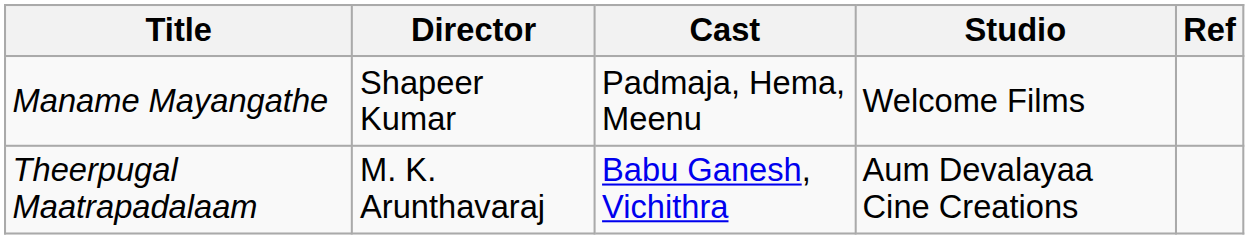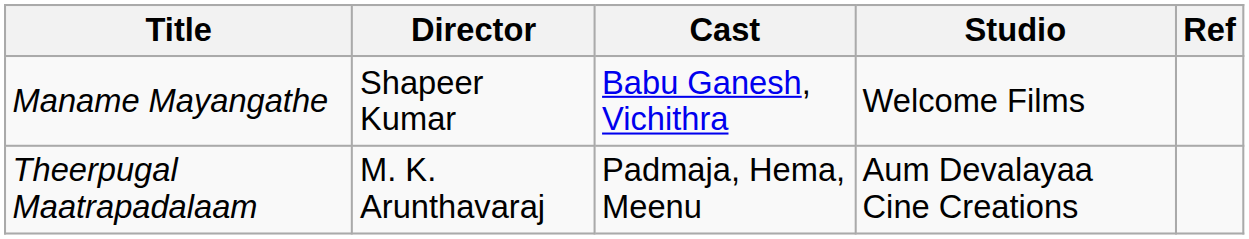(724, 100) Padmaja, Hema, Meenu -> (706, 100) Babu Ganesh, Vichithra
(706, 188) Babu Ganesh, Vichithra -> (724, 188) Padmaja, Hema, Meenu
